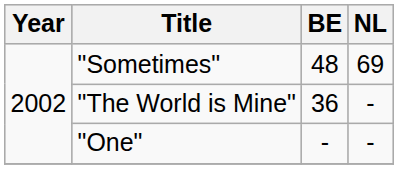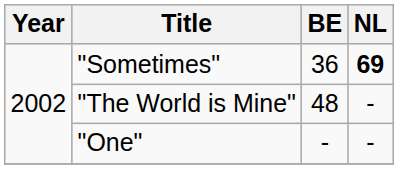(325, 63) 48 -> (325, 63) 36
(370, 63) normal -> (370, 63) bold
(325, 103) 36 -> (325, 103) 48
